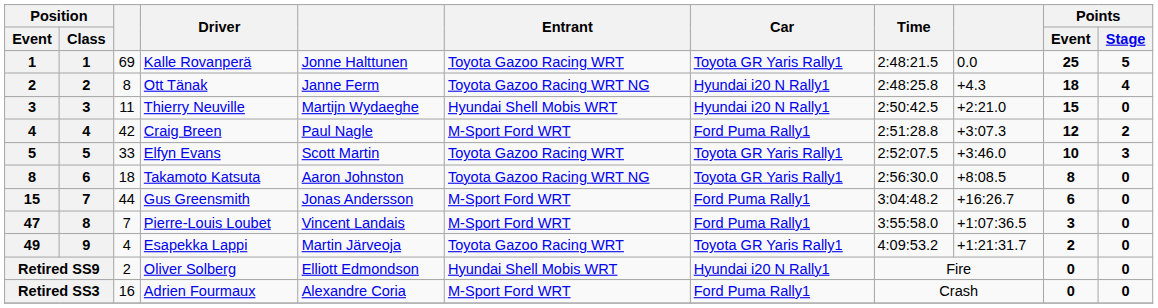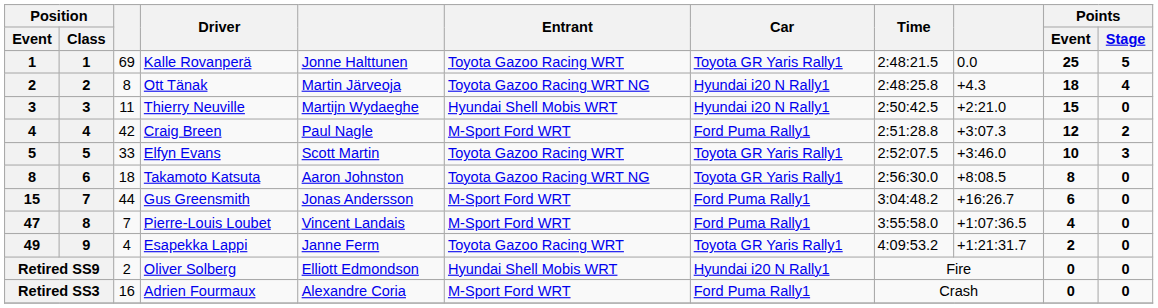(340, 84) Janne Ferm -> (351, 84) Martin Järveoja
(1071, 222) 3 -> (1071, 222) 4
(351, 245) Martin Järveoja -> (340, 245) Janne Ferm
